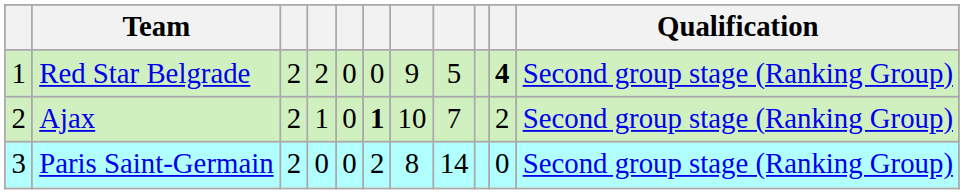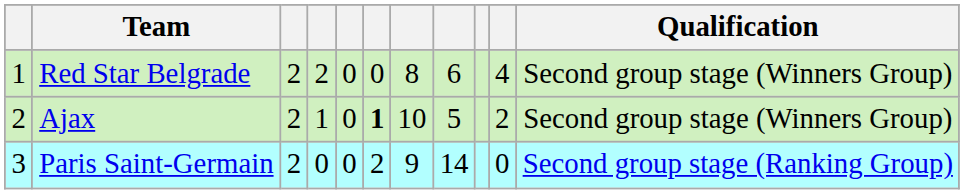(412, 73) 9 -> (412, 73) 8
(454, 73) 5 -> (454, 73) 6
(502, 73) bold -> (502, 73) normal
(738, 73) Second group stage (Ranking Group) -> (738, 73) Second group stage (Winners Group)
(454, 118) 7 -> (454, 118) 5
(738, 118) Second group stage (Ranking Group) -> (738, 118) Second group stage (Winners Group)
(412, 164) 8 -> (412, 164) 9
